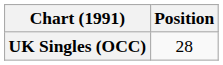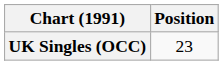(184, 45) 28 -> (184, 45) 23
